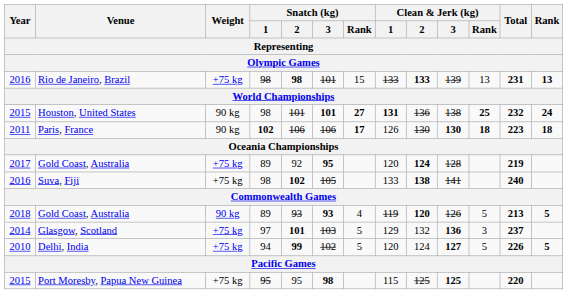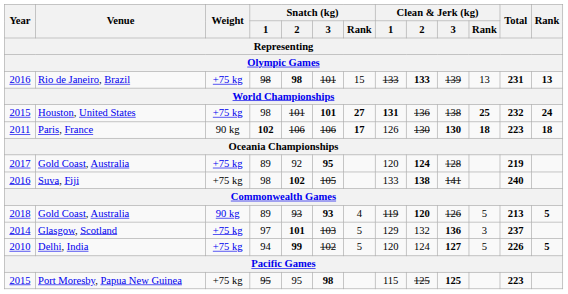(228, 113) 90 kg -> (228, 113) +75 kg
(516, 280) 220 -> (516, 280) 223
